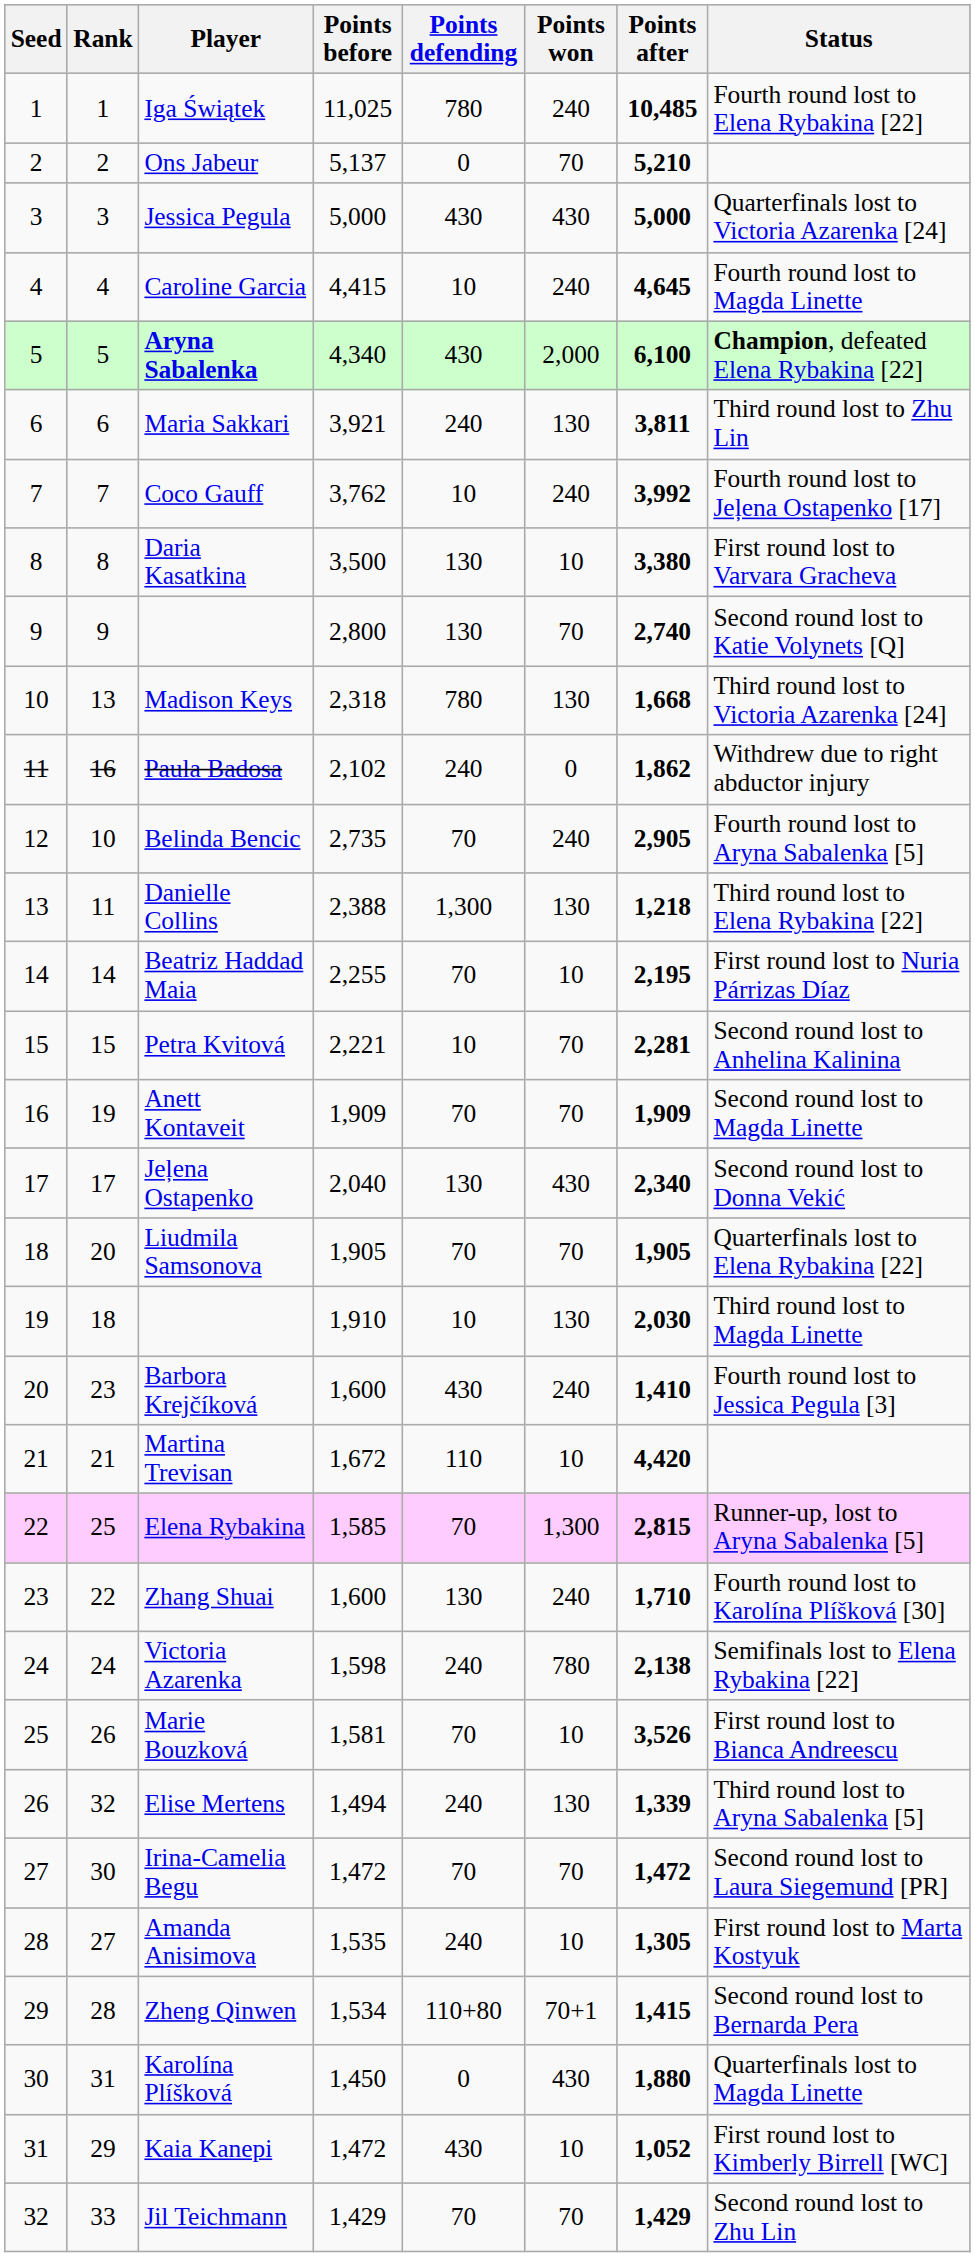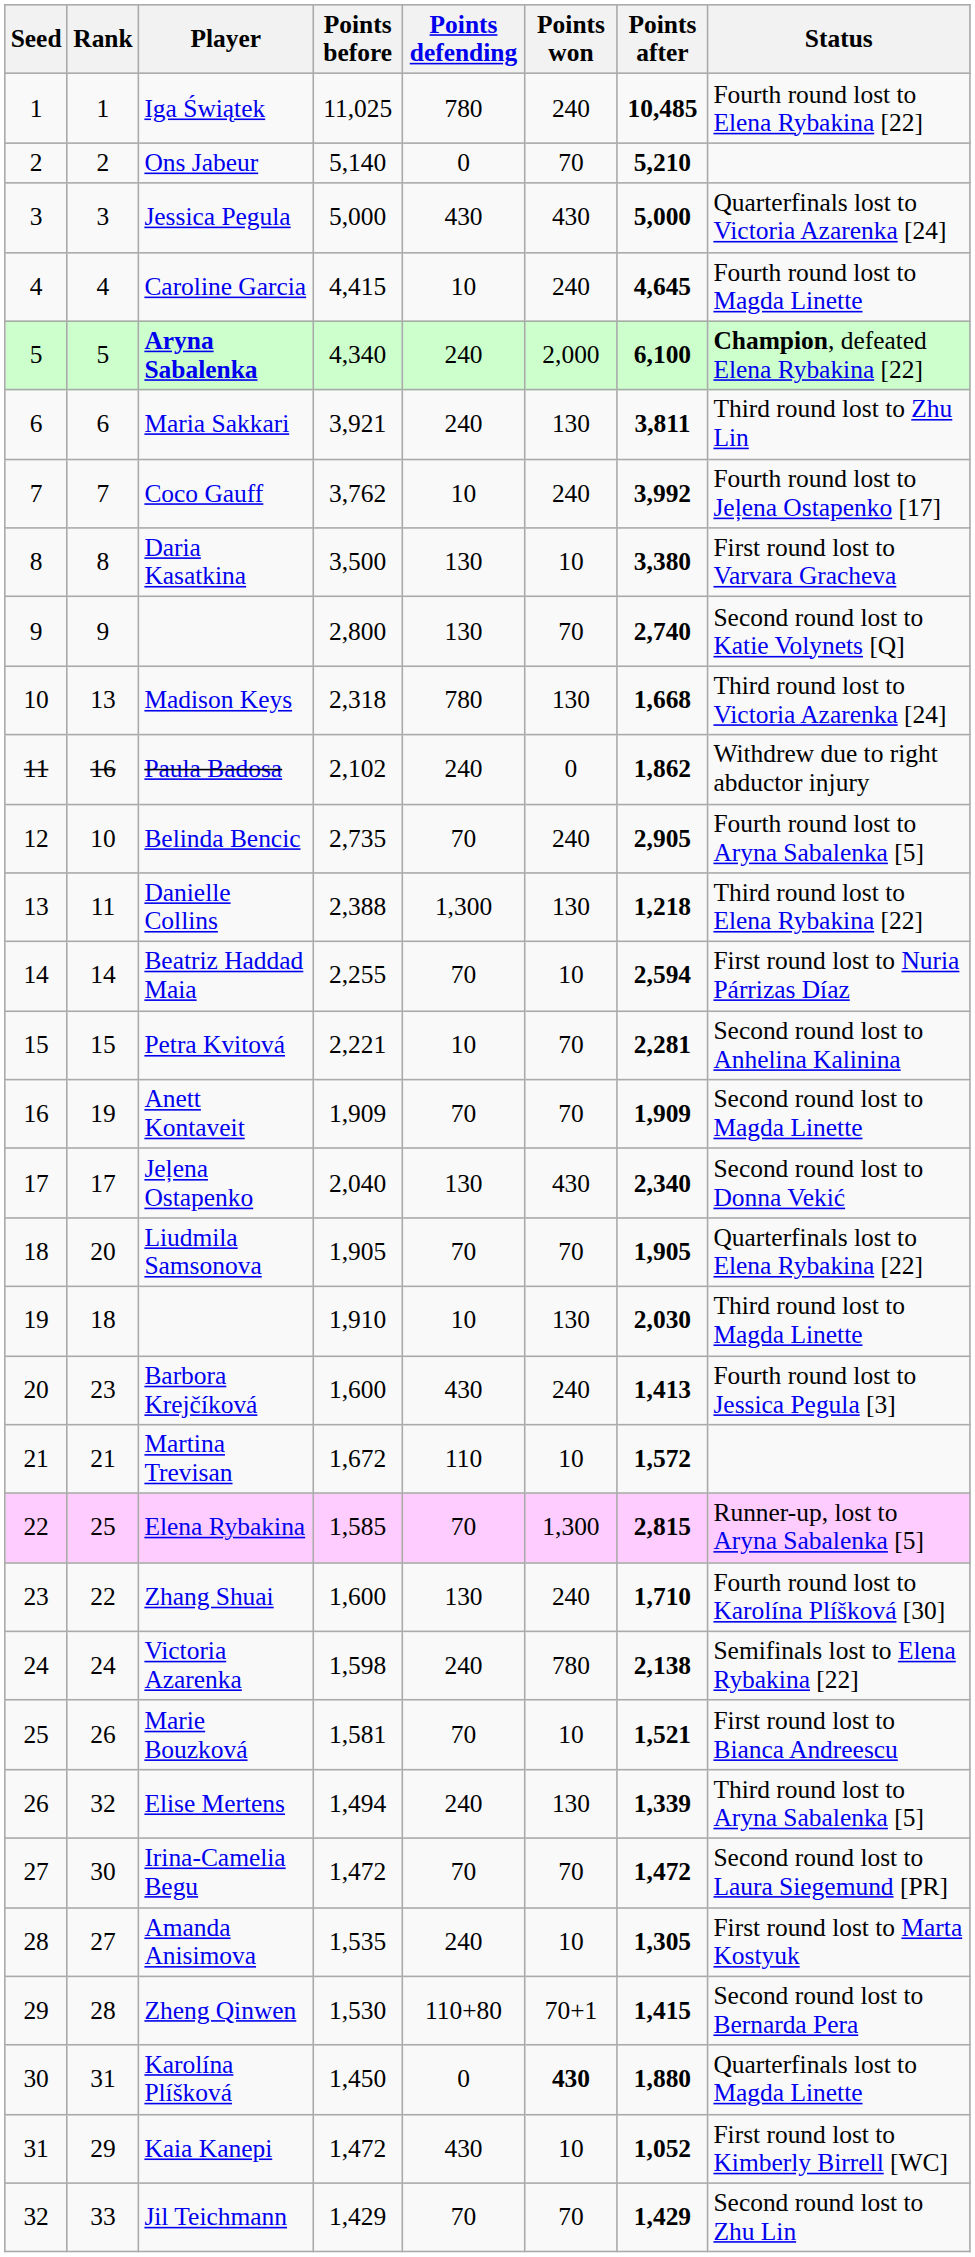(358, 162) 5,137 -> (358, 162) 5,140
(464, 355) 430 -> (464, 355) 240
(662, 975) 2,195 -> (662, 975) 2,594
(662, 1389) 1,410 -> (662, 1389) 1,413
(662, 1458) 4,420 -> (662, 1458) 1,572
(662, 1734) 3,526 -> (662, 1734) 1,521
(358, 2010) 1,534 -> (358, 2010) 1,530
(571, 2079) normal -> (571, 2079) bold
